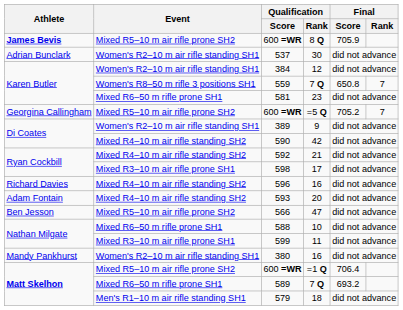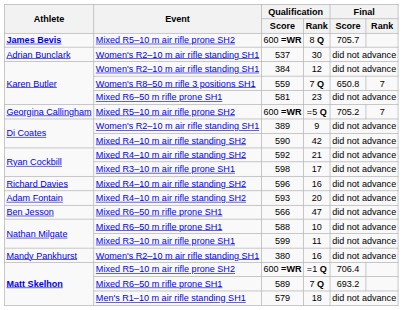(348, 41) 705.9 -> (348, 41) 705.7
(165, 213) Mixed R5–10 m air rifle prone SH2 -> (159, 213) Mixed R6–50 m rifle prone SH1
